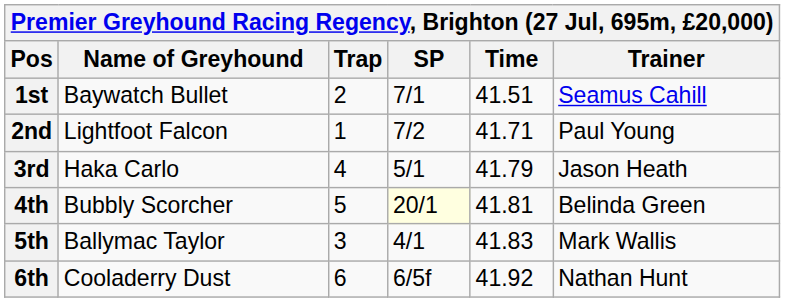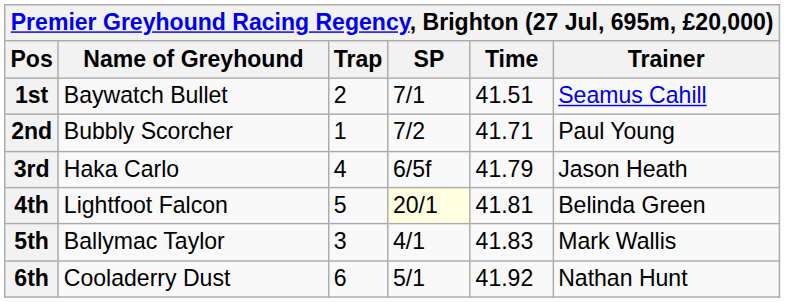(146, 132) Lightfoot Falcon -> (148, 132) Bubbly Scorcher
(409, 168) 5/1 -> (412, 168) 6/5f
(148, 205) Bubbly Scorcher -> (146, 205) Lightfoot Falcon
(412, 278) 6/5f -> (409, 278) 5/1
